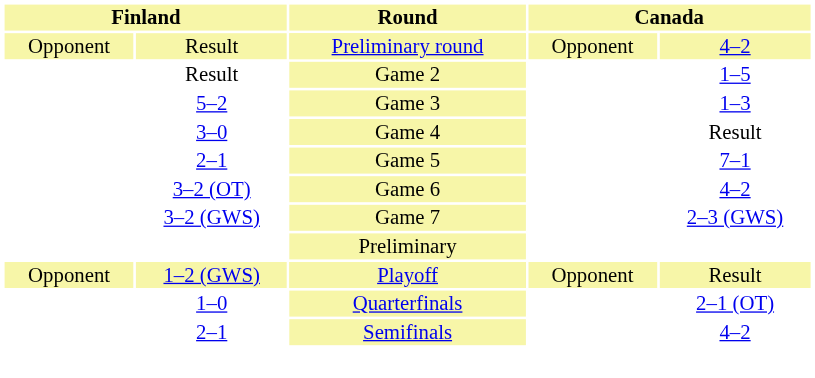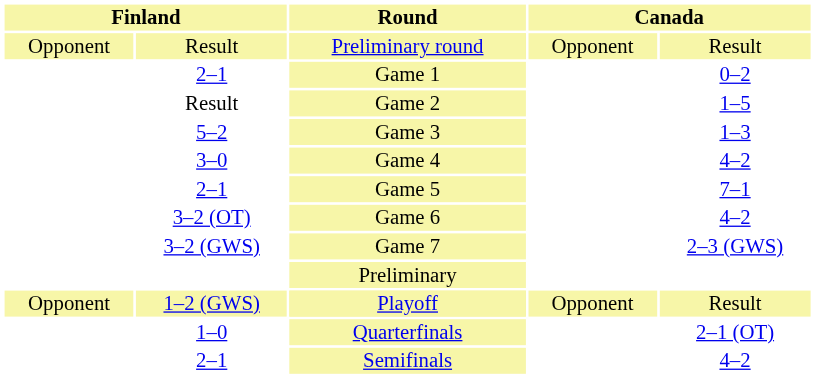(735, 46) 4–2 -> (735, 46) Result
+ row: (408, 74)
(735, 131) Result -> (735, 160) 4–2
